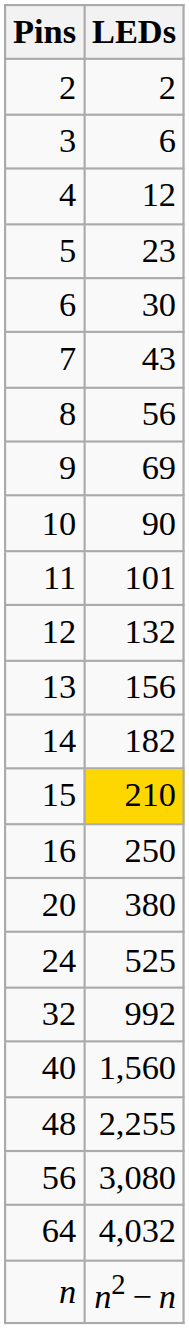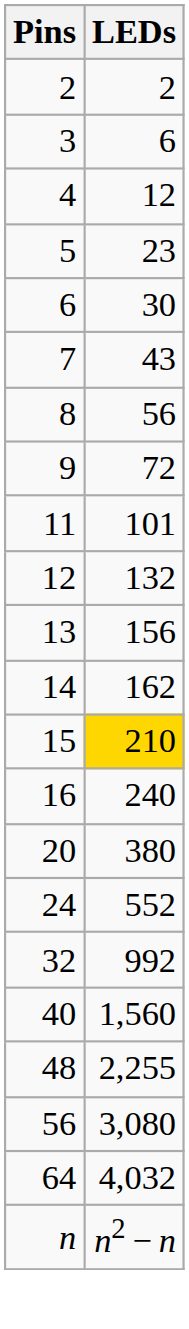(159, 468) 69 -> (159, 468) 72
- row: (59, 522)
(150, 741) 182 -> (150, 686) 162
(150, 850) 250 -> (150, 795) 240
(150, 959) 525 -> (150, 904) 552
